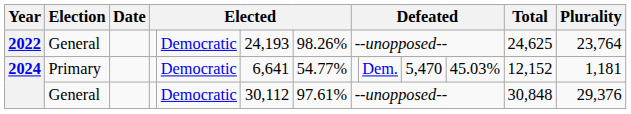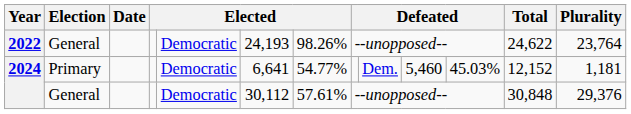(530, 43) 24,625 -> (530, 43) 24,622
(424, 69) 5,470 -> (424, 69) 5,460
(322, 95) 97.61% -> (322, 95) 57.61%
